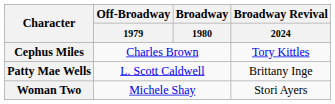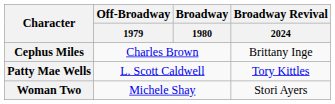(281, 52) Tory Kittles -> (281, 52) Brittany Inge
(281, 71) Brittany Inge -> (281, 71) Tory Kittles
